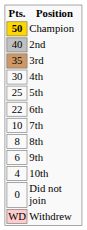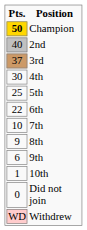(17, 61) 35 -> (17, 61) 37
(17, 141) 8 -> (17, 141) 9
(17, 173) 4 -> (17, 173) 1
